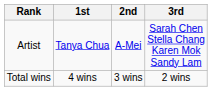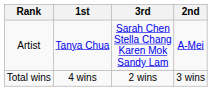columns swapped: (128, 12) <-> (176, 12)
